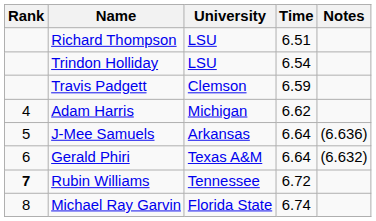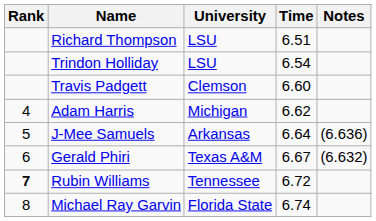(296, 87) 6.59 -> (296, 87) 6.60
(296, 157) 6.64 -> (296, 157) 6.67
